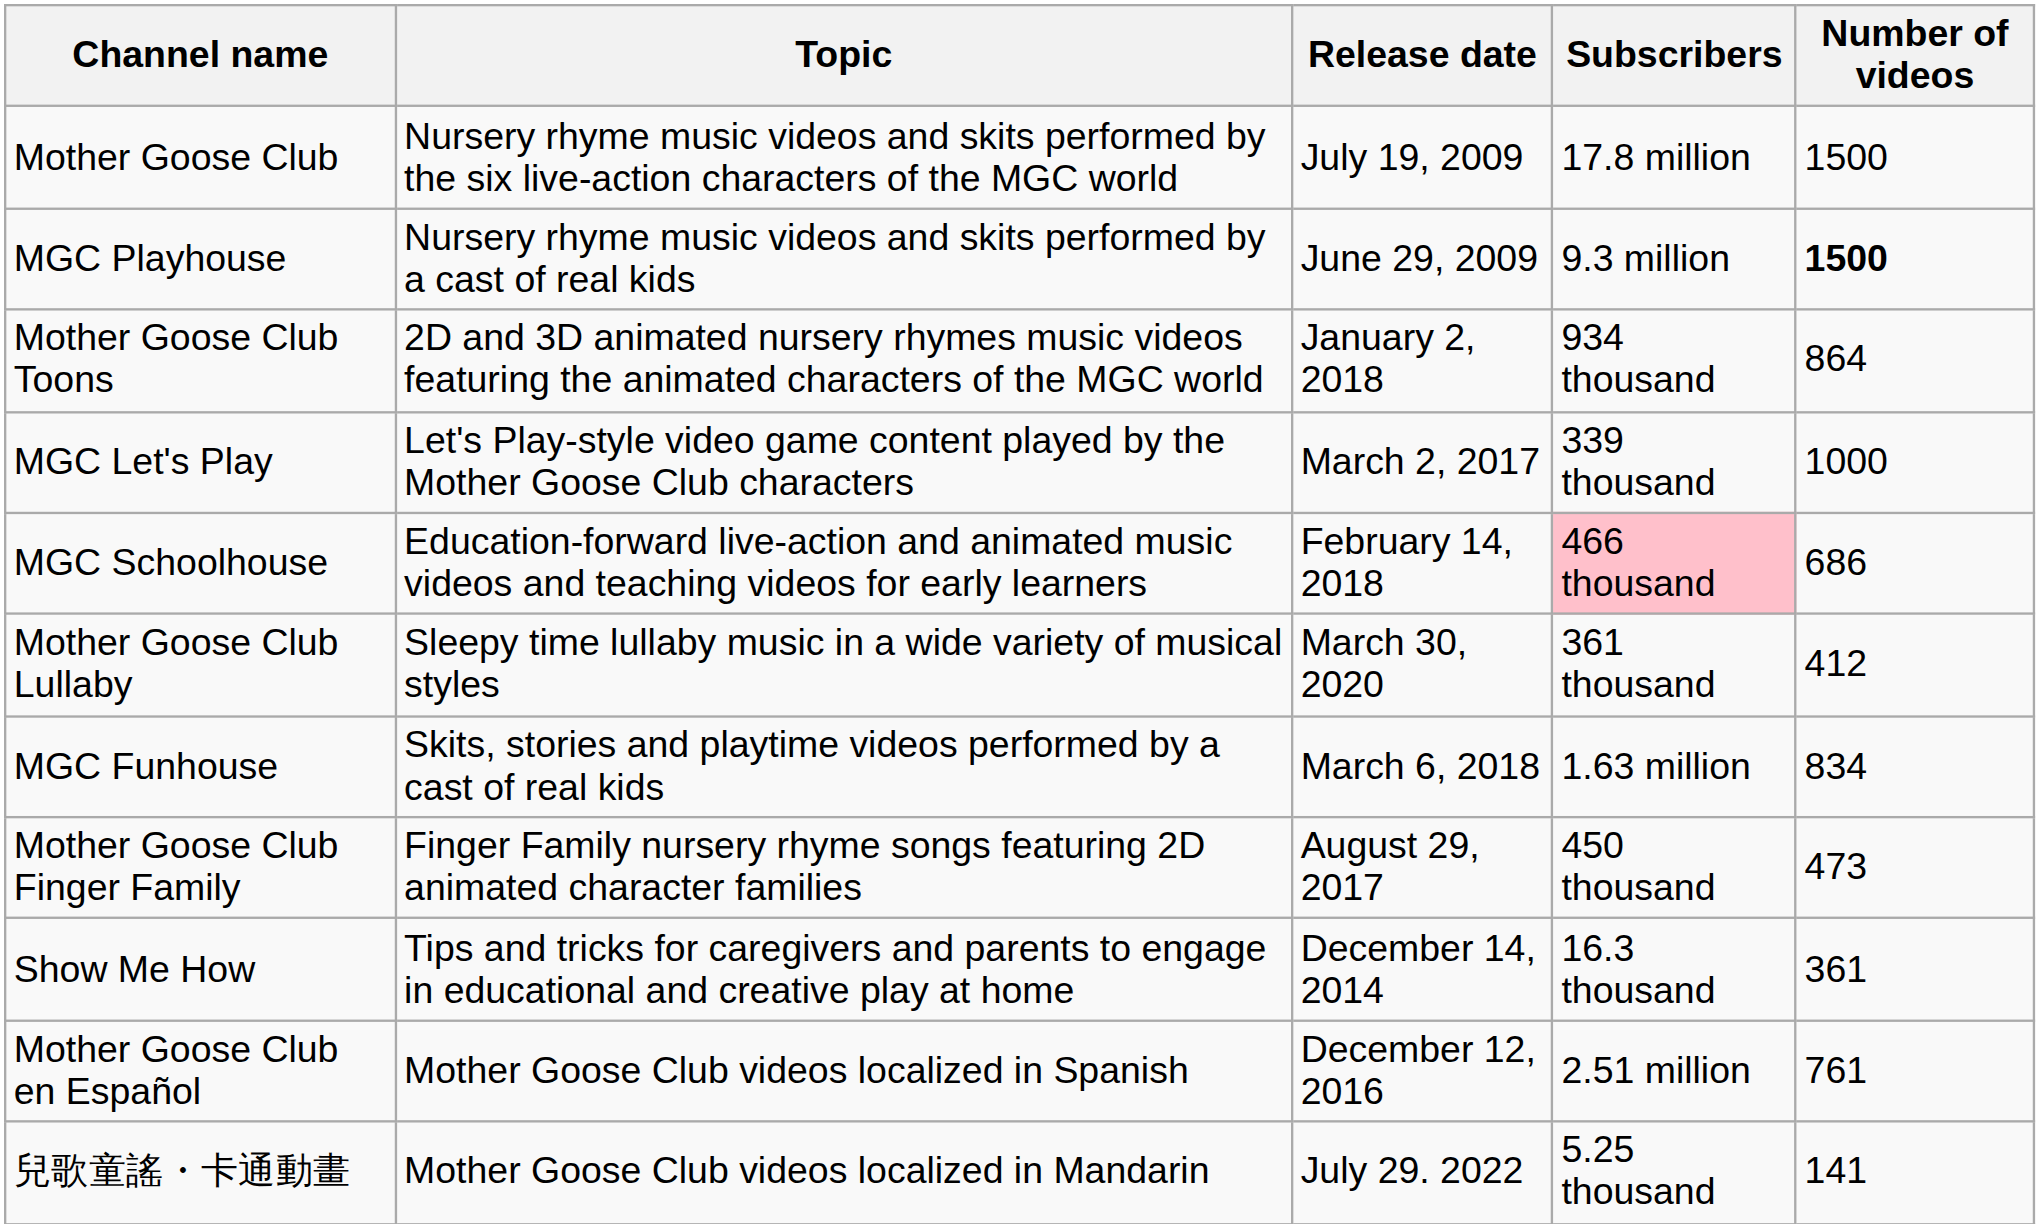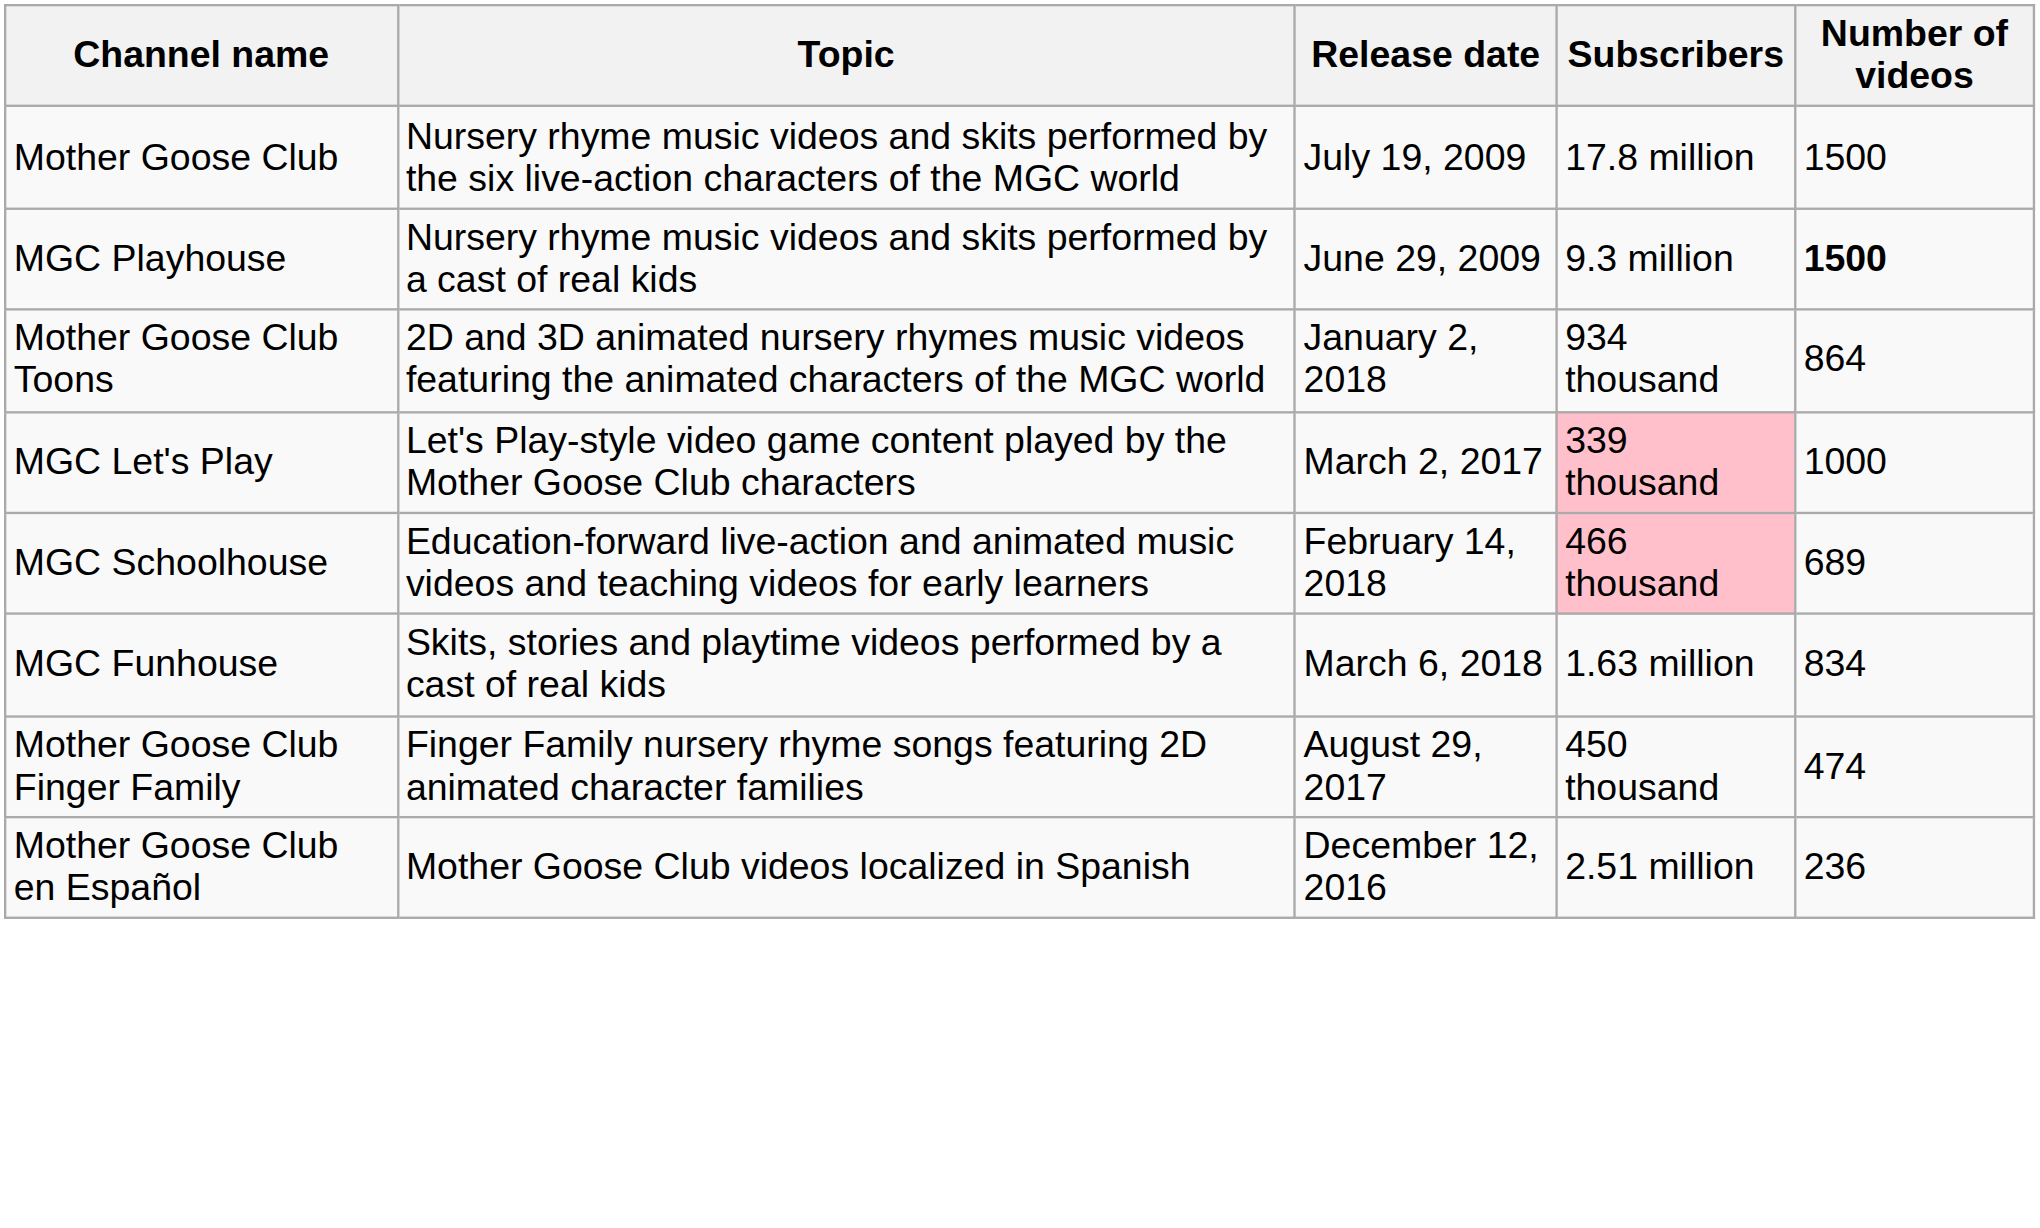(1638, 461) no background -> (1642, 461) pink background
(1836, 562) 686 -> (1835, 562) 689
- row: (176, 664)
(1836, 867) 473 -> (1835, 765) 474
- row: (134, 968)
(1836, 1070) 761 -> (1835, 867) 236
- row: (182, 1170)
